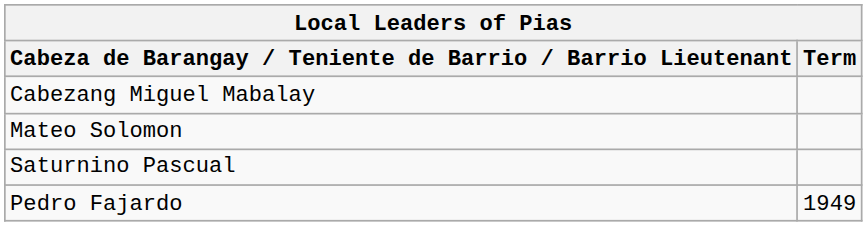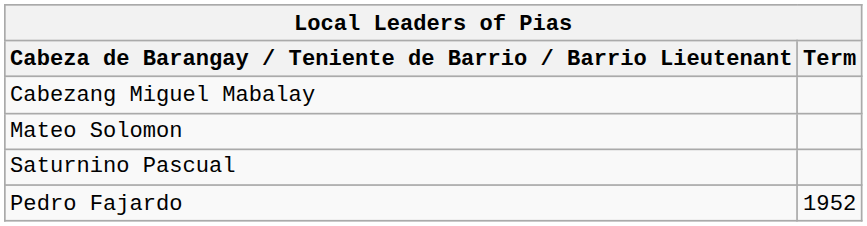(830, 203) 1949 -> (830, 203) 1952
